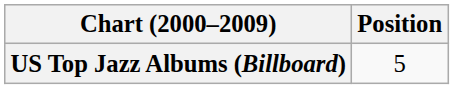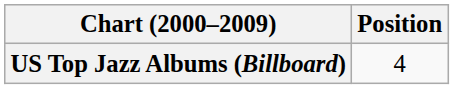(400, 63) 5 -> (400, 63) 4
